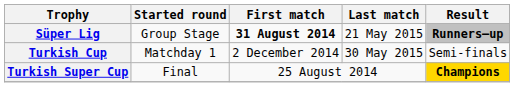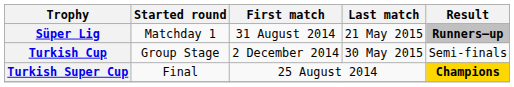(180, 33) Group Stage -> (180, 33) Matchday 1
(286, 33) bold -> (286, 33) normal
(180, 53) Matchday 1 -> (180, 53) Group Stage
